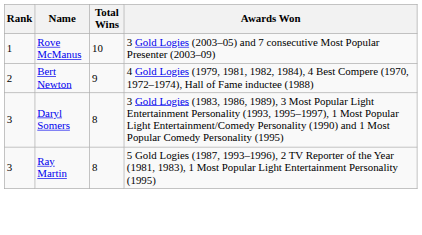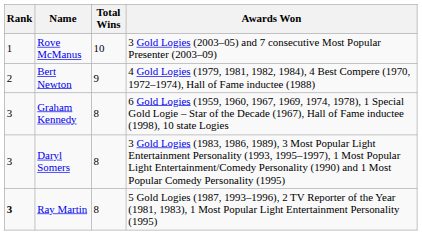+ row: (57, 113)
(10, 167) normal -> (10, 209) bold
